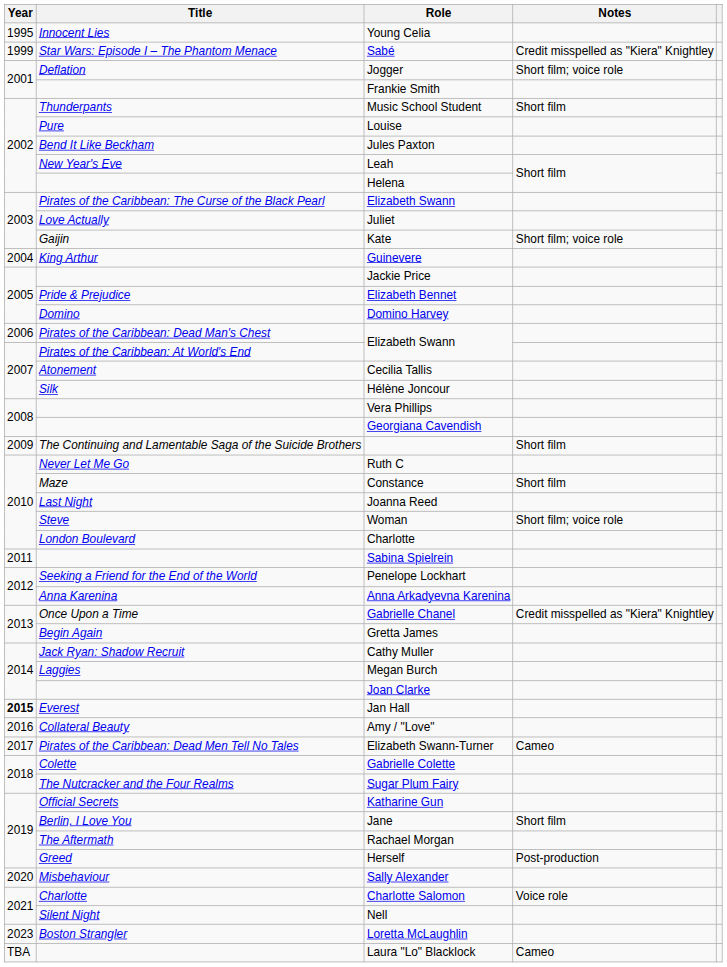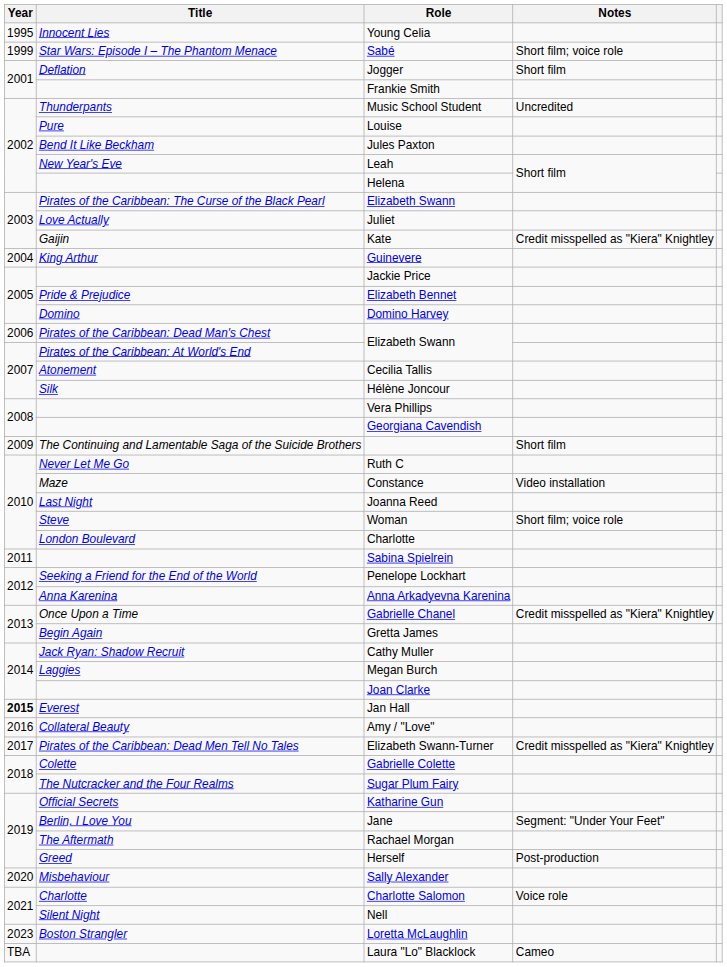(615, 51) Credit misspelled as "Kiera" Knightley -> (569, 51) Short film; voice role
(569, 70) Short film; voice role -> (541, 70) Short film
(541, 107) Short film -> (544, 107) Uncredited
(569, 239) Short film; voice role -> (615, 239) Credit misspelled as "Kiera" Knightley
(541, 483) Short film -> (560, 483) Video installation
(535, 746) Cameo -> (615, 746) Credit misspelled as "Kiera" Knightley
(541, 821) Short film -> (590, 821) Segment: "Under Your Feet"
